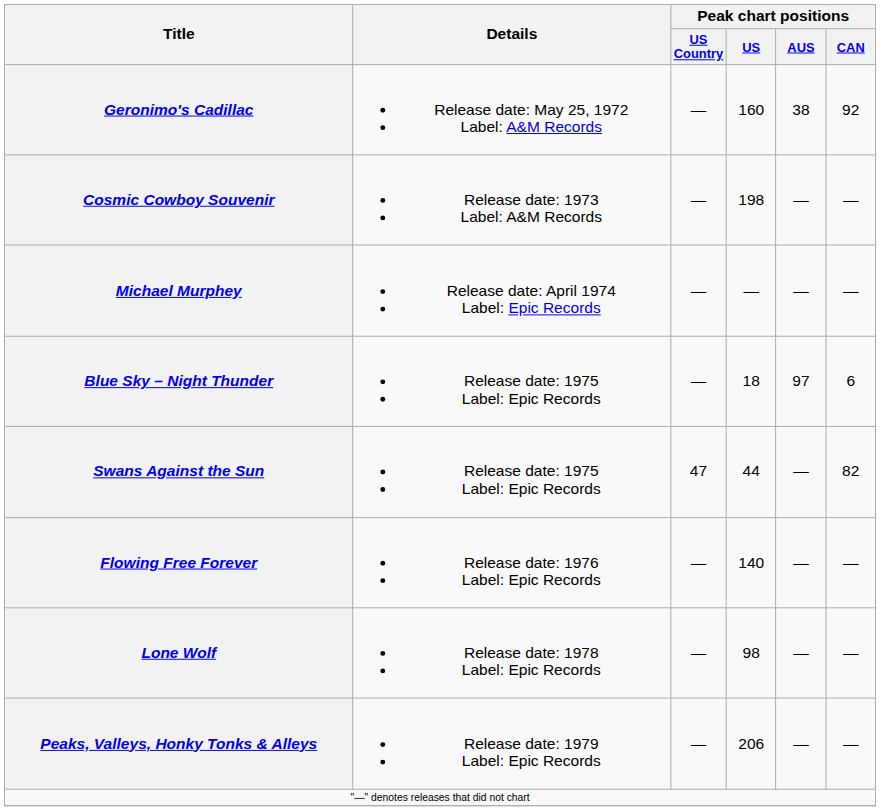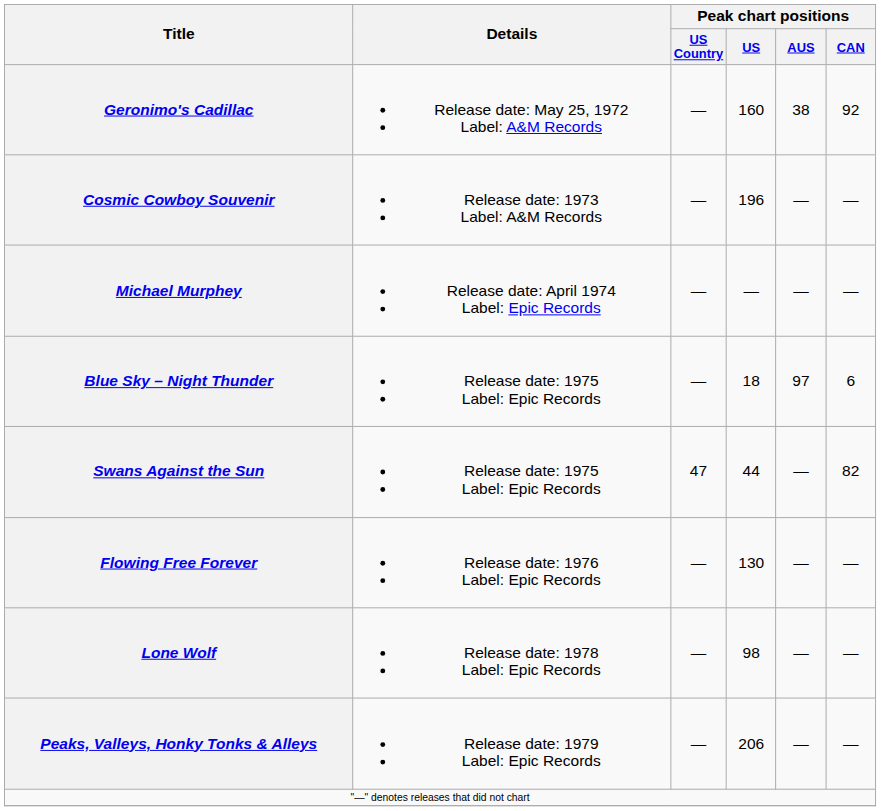(751, 200) 198 -> (751, 200) 196
(751, 562) 140 -> (751, 562) 130
